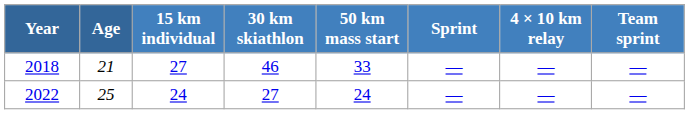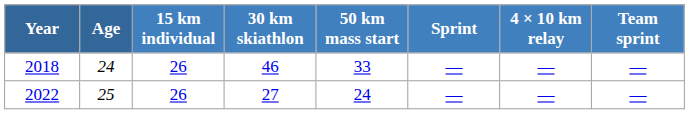(106, 66) 21 -> (106, 66) 24
(178, 66) 27 -> (178, 66) 26
(178, 95) 24 -> (178, 95) 26
